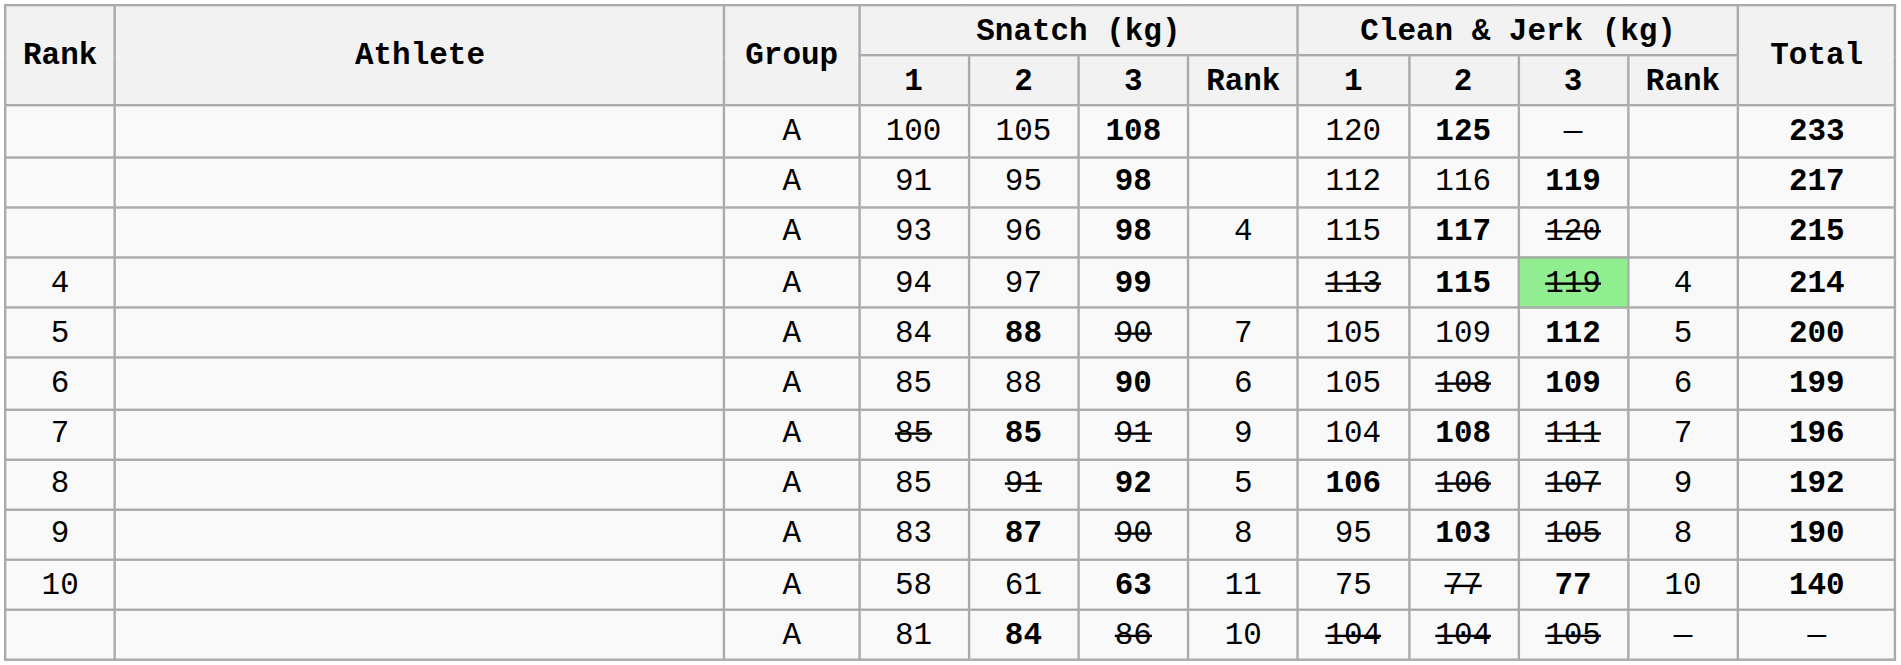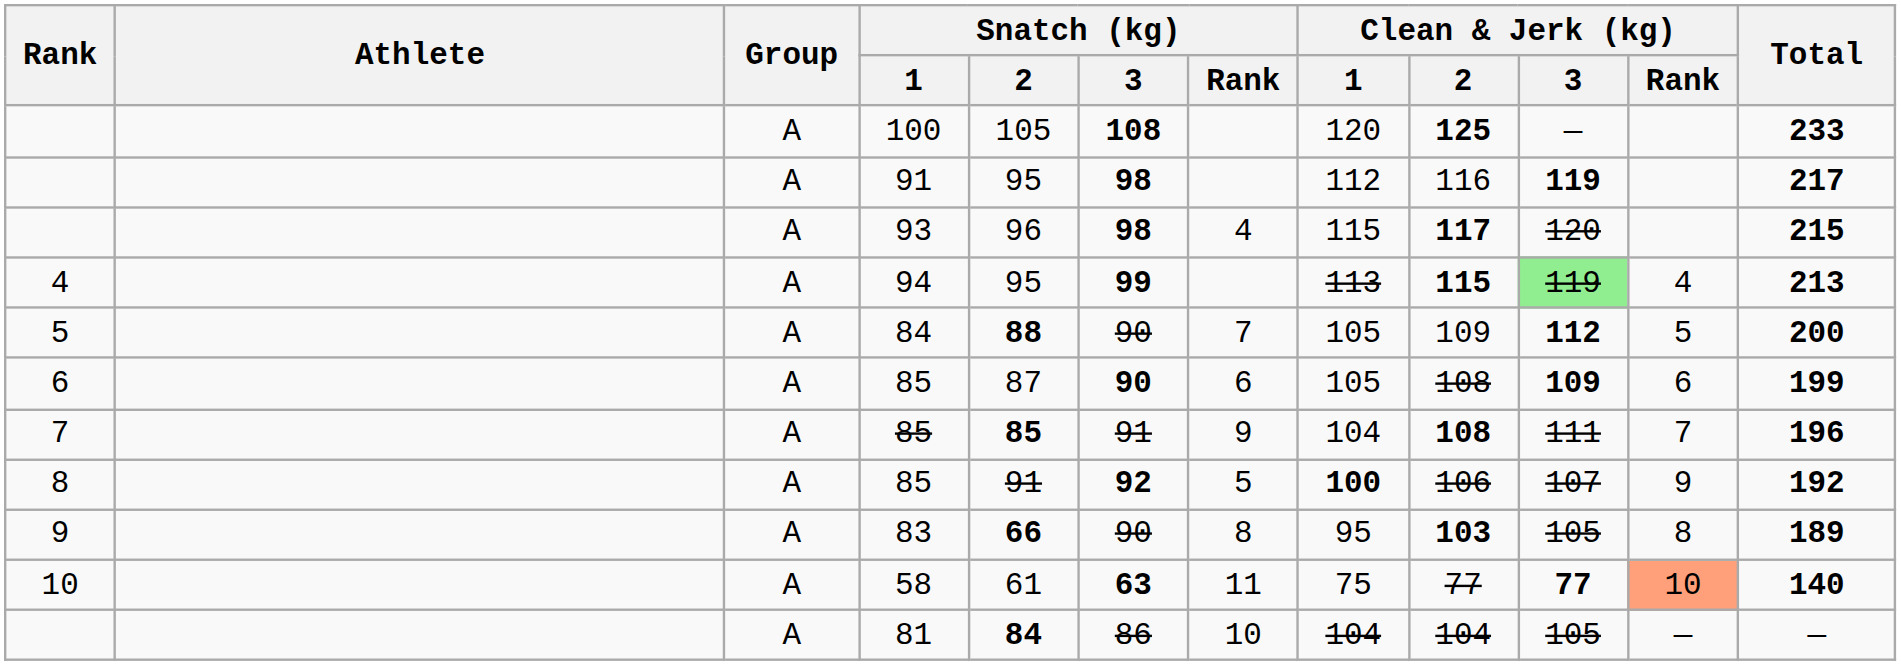(1023, 283) 97 -> (1023, 283) 95
(1817, 283) 214 -> (1817, 283) 213
(1023, 383) 88 -> (1023, 383) 87
(1353, 484) 106 -> (1353, 484) 100
(1023, 535) 87 -> (1023, 535) 66
(1817, 535) 190 -> (1817, 535) 189
(1683, 585) no background -> (1683, 585) lightsalmon background
